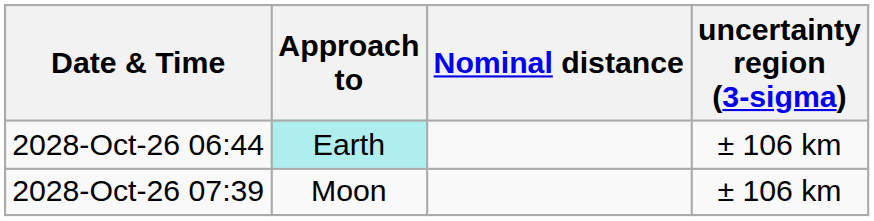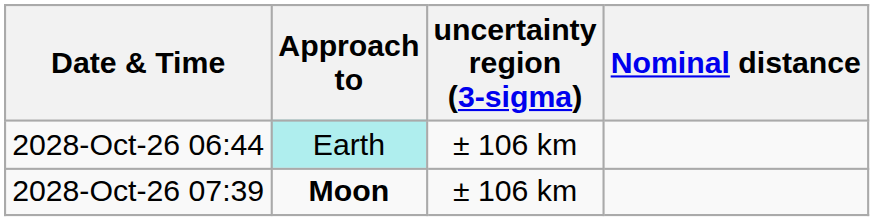columns swapped: (559, 63) <-> (779, 63)
(349, 192) normal -> (349, 192) bold
